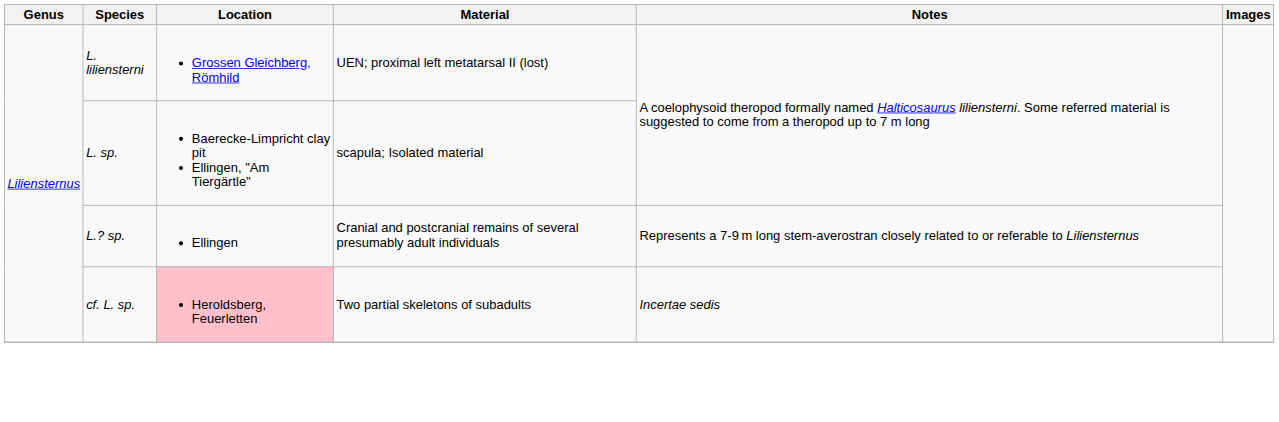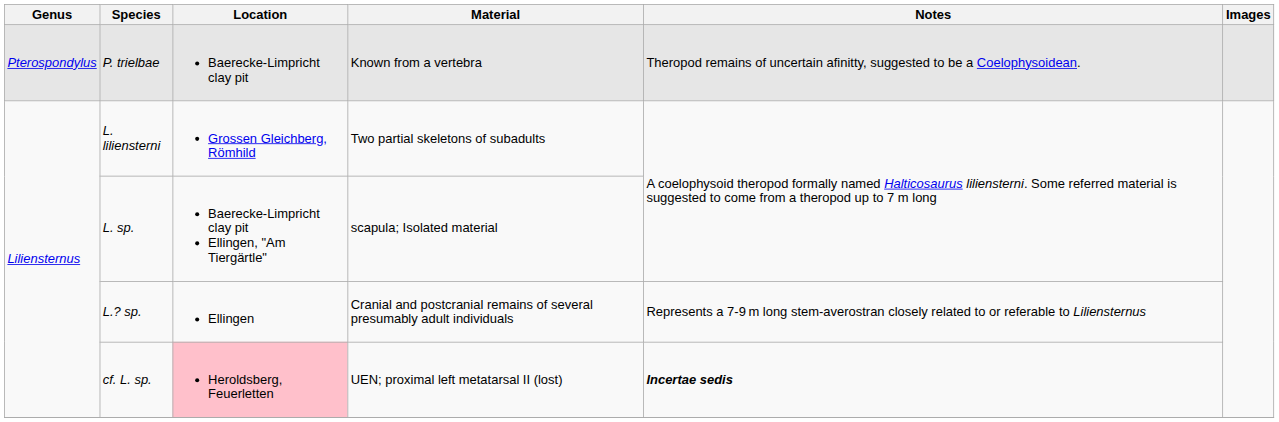+ row: (131, 62)
(442, 62) UEN; proximal left metatarsal II (lost) -> (448, 138) Two partial skeletons of subadults
(434, 304) Two partial skeletons of subadults -> (457, 379) UEN; proximal left metatarsal II (lost)
(680, 304) normal -> (690, 379) bold
